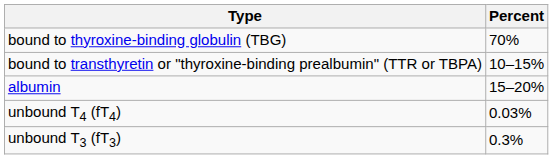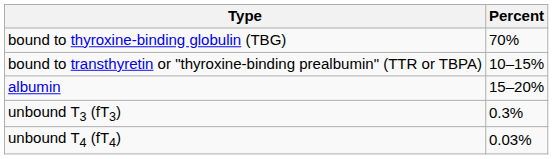rows swapped: (65, 113) <-> (65, 140)
